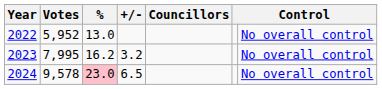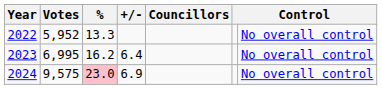(100, 34) 13.0 -> (100, 34) 13.3
(61, 54) 7,995 -> (61, 54) 6,995
(132, 54) 3.2 -> (132, 54) 6.4
(61, 74) 9,578 -> (61, 74) 9,575
(132, 74) 6.5 -> (132, 74) 6.9
